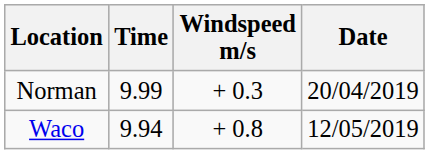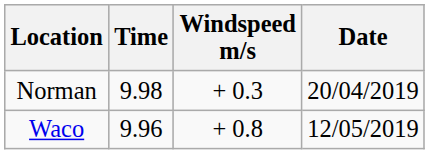(141, 90) 9.99 -> (141, 90) 9.98
(141, 129) 9.94 -> (141, 129) 9.96
